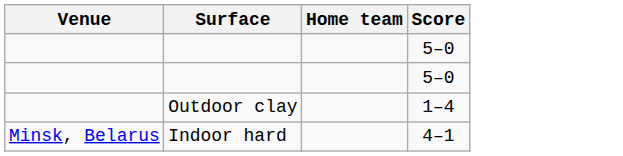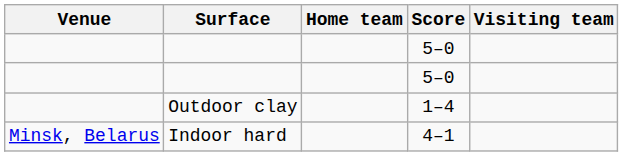+ column: (544, 19)
